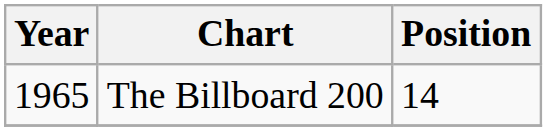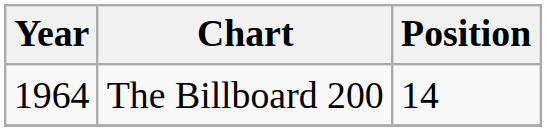(52, 94) 1965 -> (52, 94) 1964
